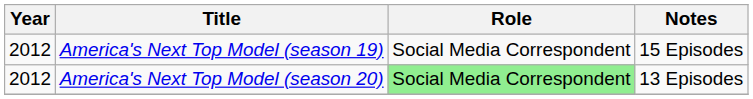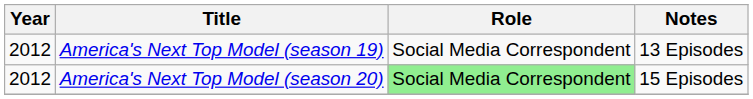(691, 49) 15 Episodes -> (691, 49) 13 Episodes
(691, 79) 13 Episodes -> (691, 79) 15 Episodes
